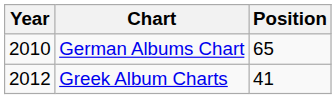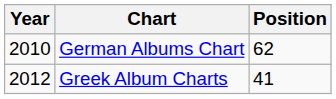(263, 49) 65 -> (263, 49) 62
